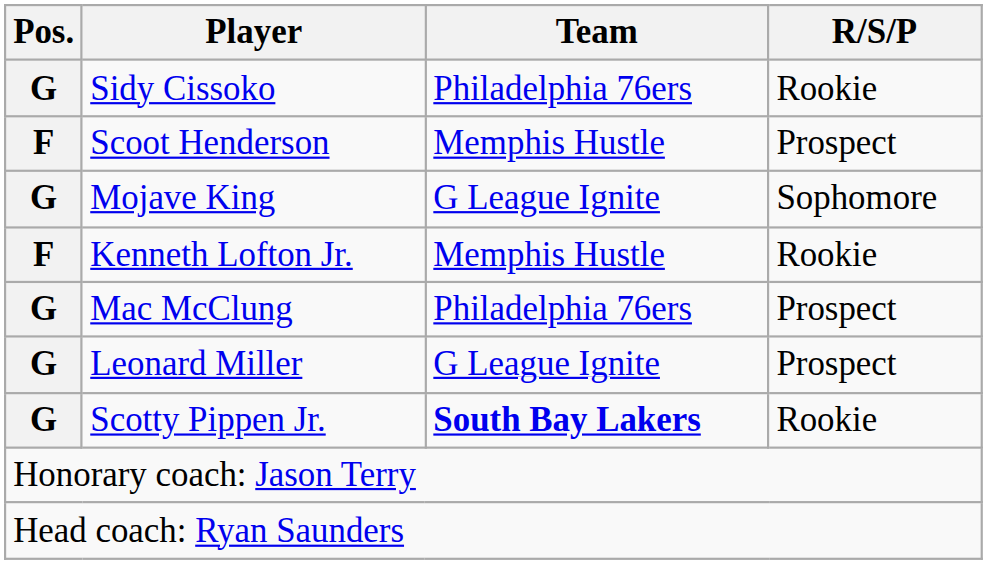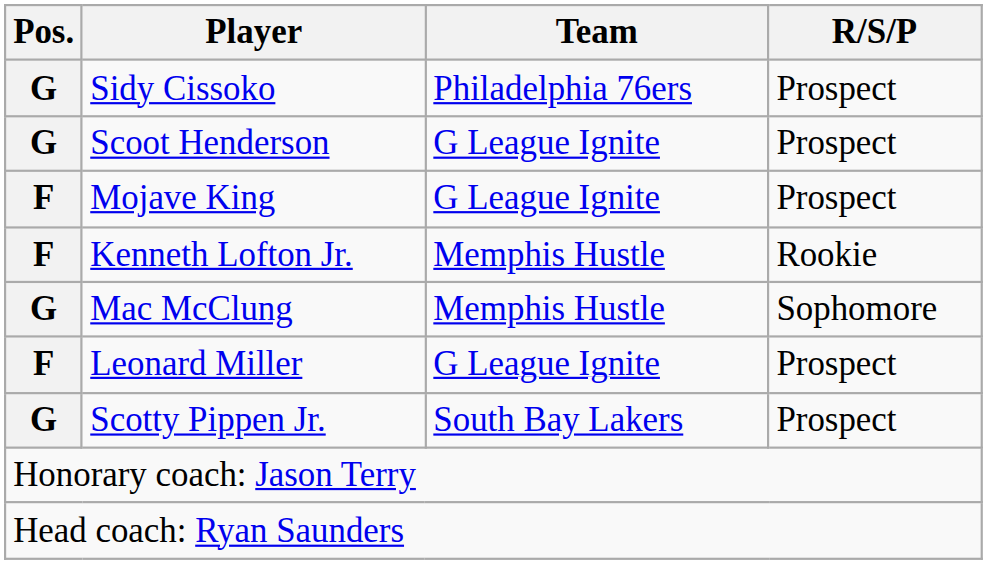(827, 87) Rookie -> (836, 87) Prospect
(44, 142) F -> (44, 142) G
(549, 142) Memphis Hustle -> (547, 142) G League Ignite
(44, 198) G -> (44, 198) F
(857, 198) Sophomore -> (836, 198) Prospect
(563, 308) Philadelphia 76ers -> (549, 308) Memphis Hustle
(836, 308) Prospect -> (857, 308) Sophomore
(44, 364) G -> (44, 364) F
(567, 419) bold -> (558, 419) normal
(827, 419) Rookie -> (836, 419) Prospect
